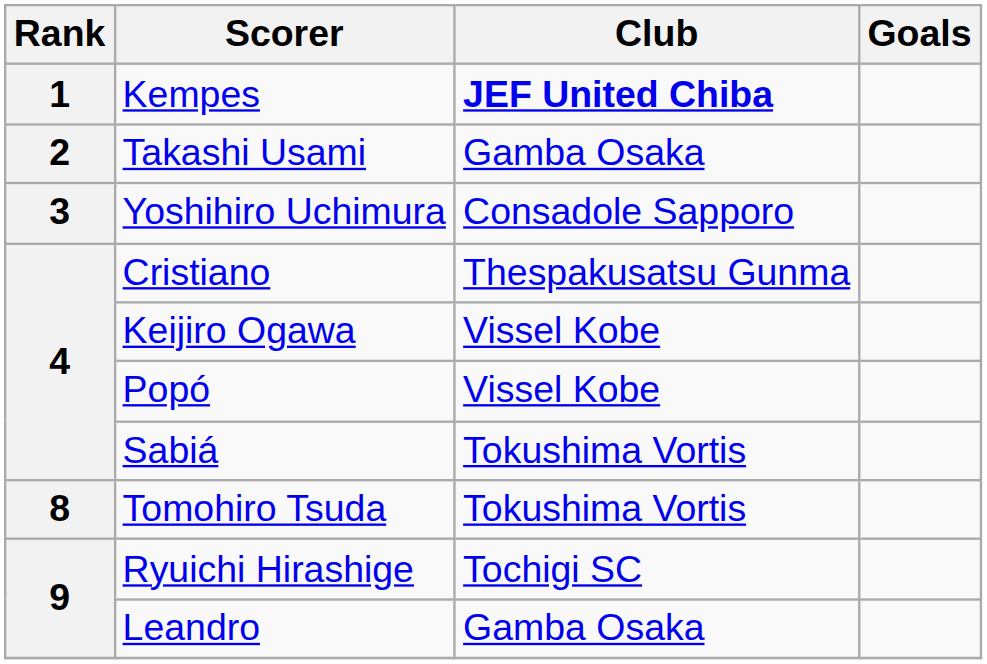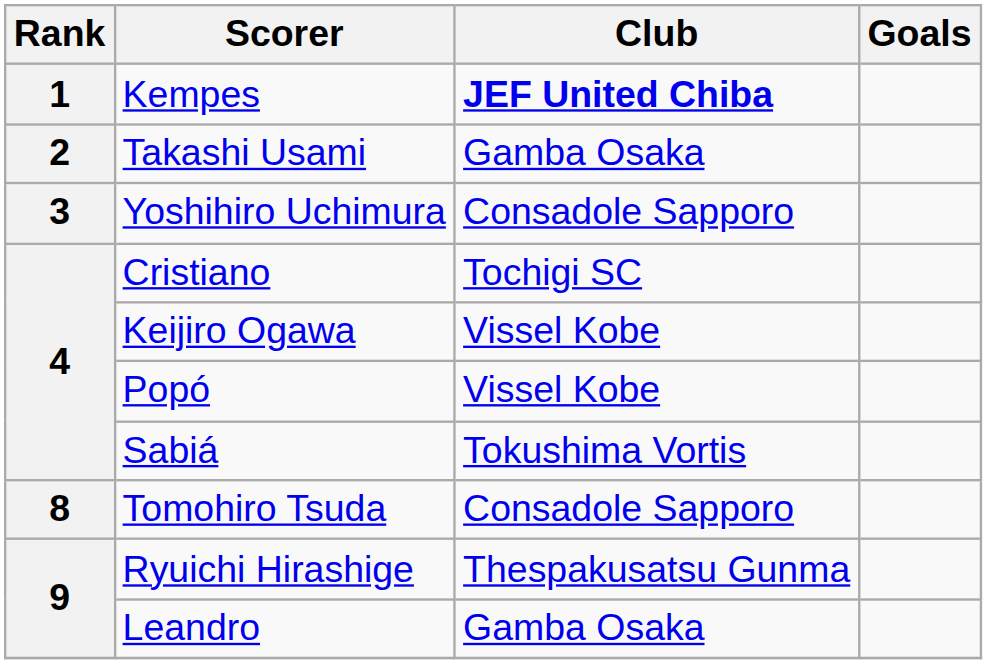(657, 271) Thespakusatsu Gunma -> (553, 271) Tochigi SC
(605, 509) Tokushima Vortis -> (629, 509) Consadole Sapporo
(553, 568) Tochigi SC -> (657, 568) Thespakusatsu Gunma
